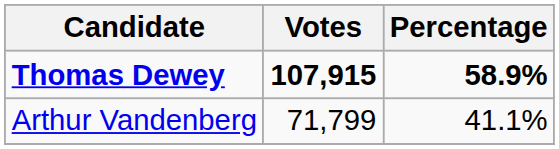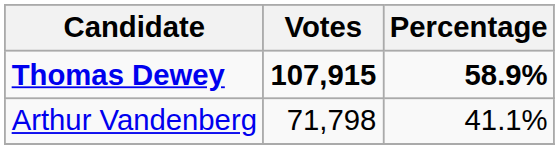(331, 120) 71,799 -> (331, 120) 71,798
